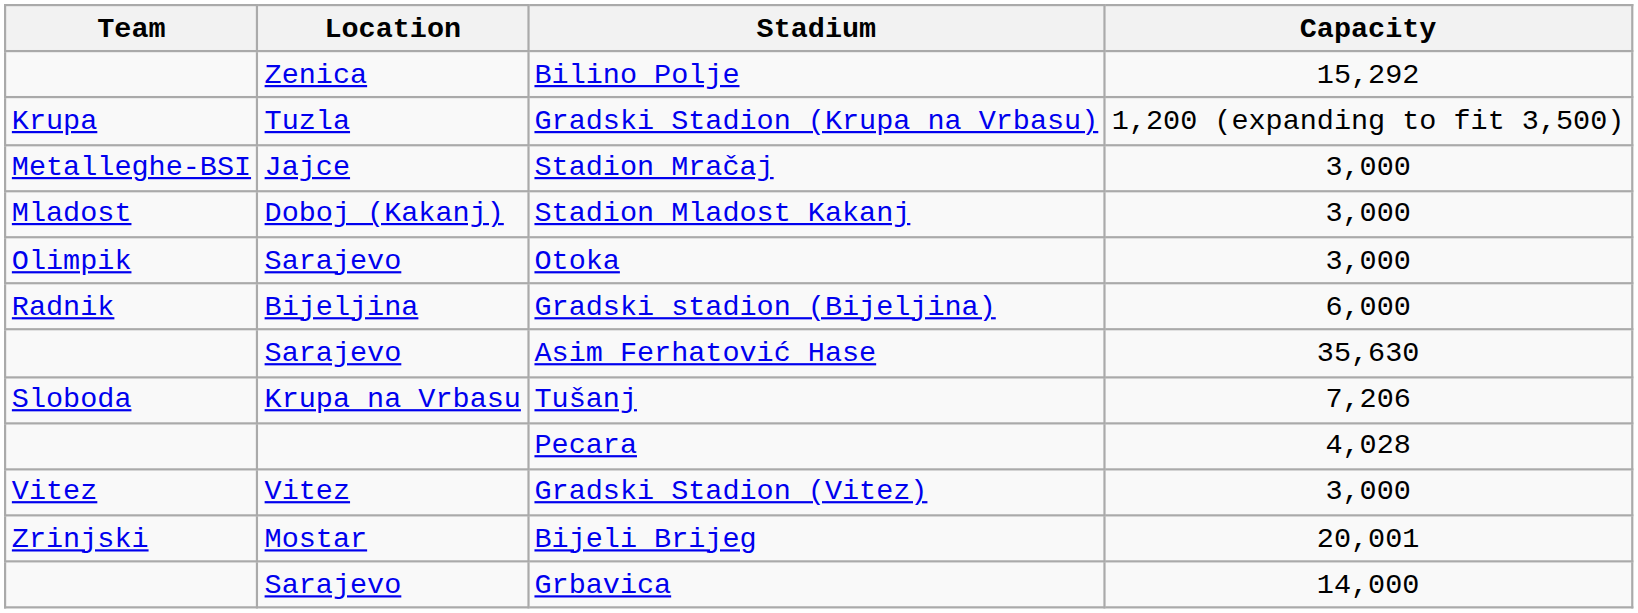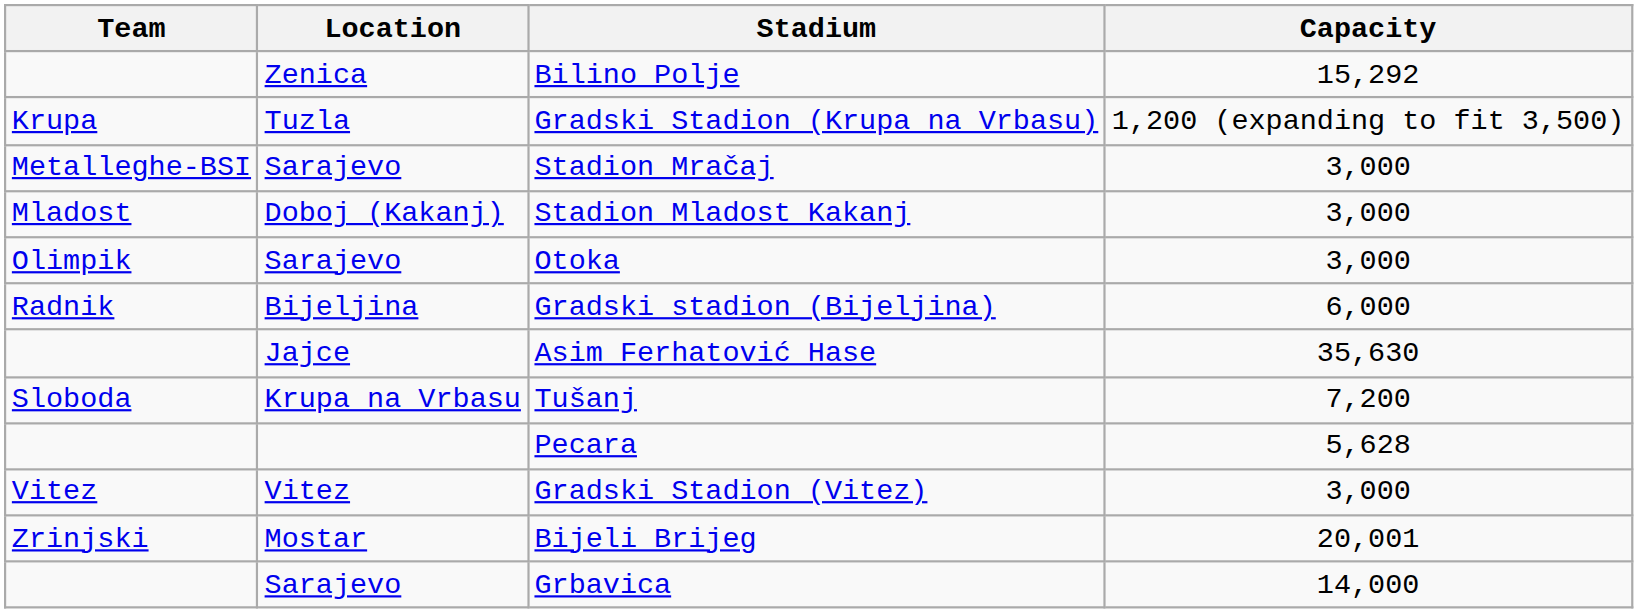(307, 167) Jajce -> (333, 167) Sarajevo
(333, 353) Sarajevo -> (307, 353) Jajce
(1368, 400) 7,206 -> (1368, 400) 7,200
(1368, 446) 4,028 -> (1368, 446) 5,628
